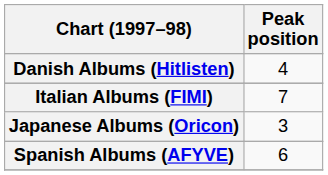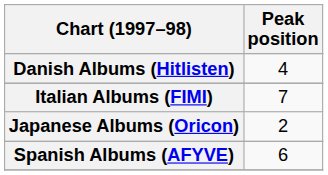(283, 126) 3 -> (283, 126) 2
